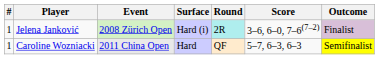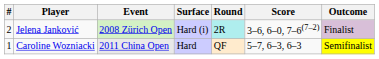(9, 29) 1 -> (9, 29) 2
